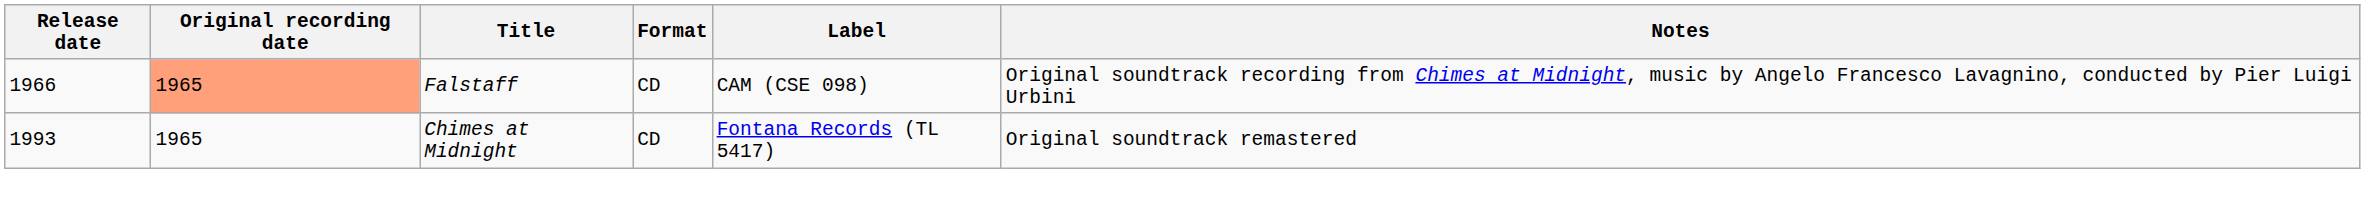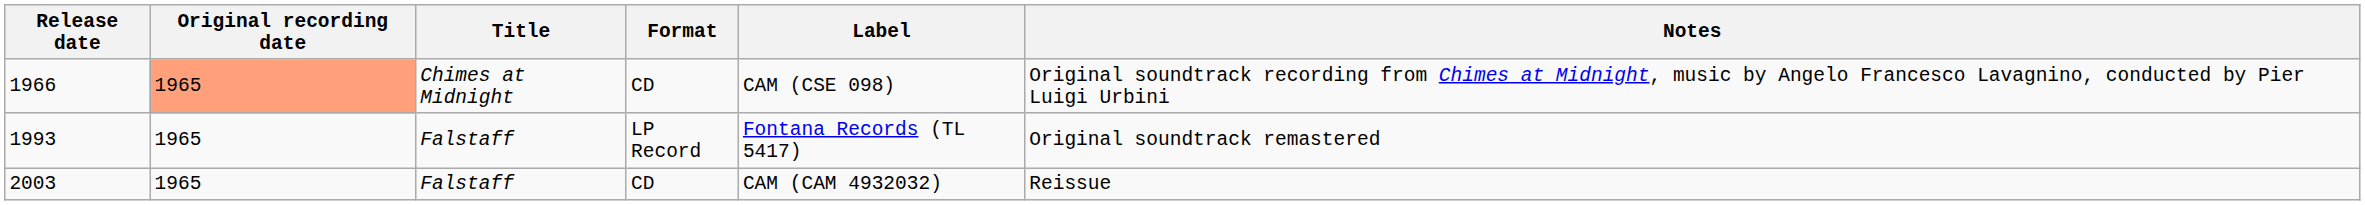(471, 86) Falstaff -> (473, 86) Chimes at Midnight
(477, 140) Chimes at Midnight -> (467, 140) Falstaff
(649, 140) CD -> (666, 140) LP Record
+ row: (33, 183)
